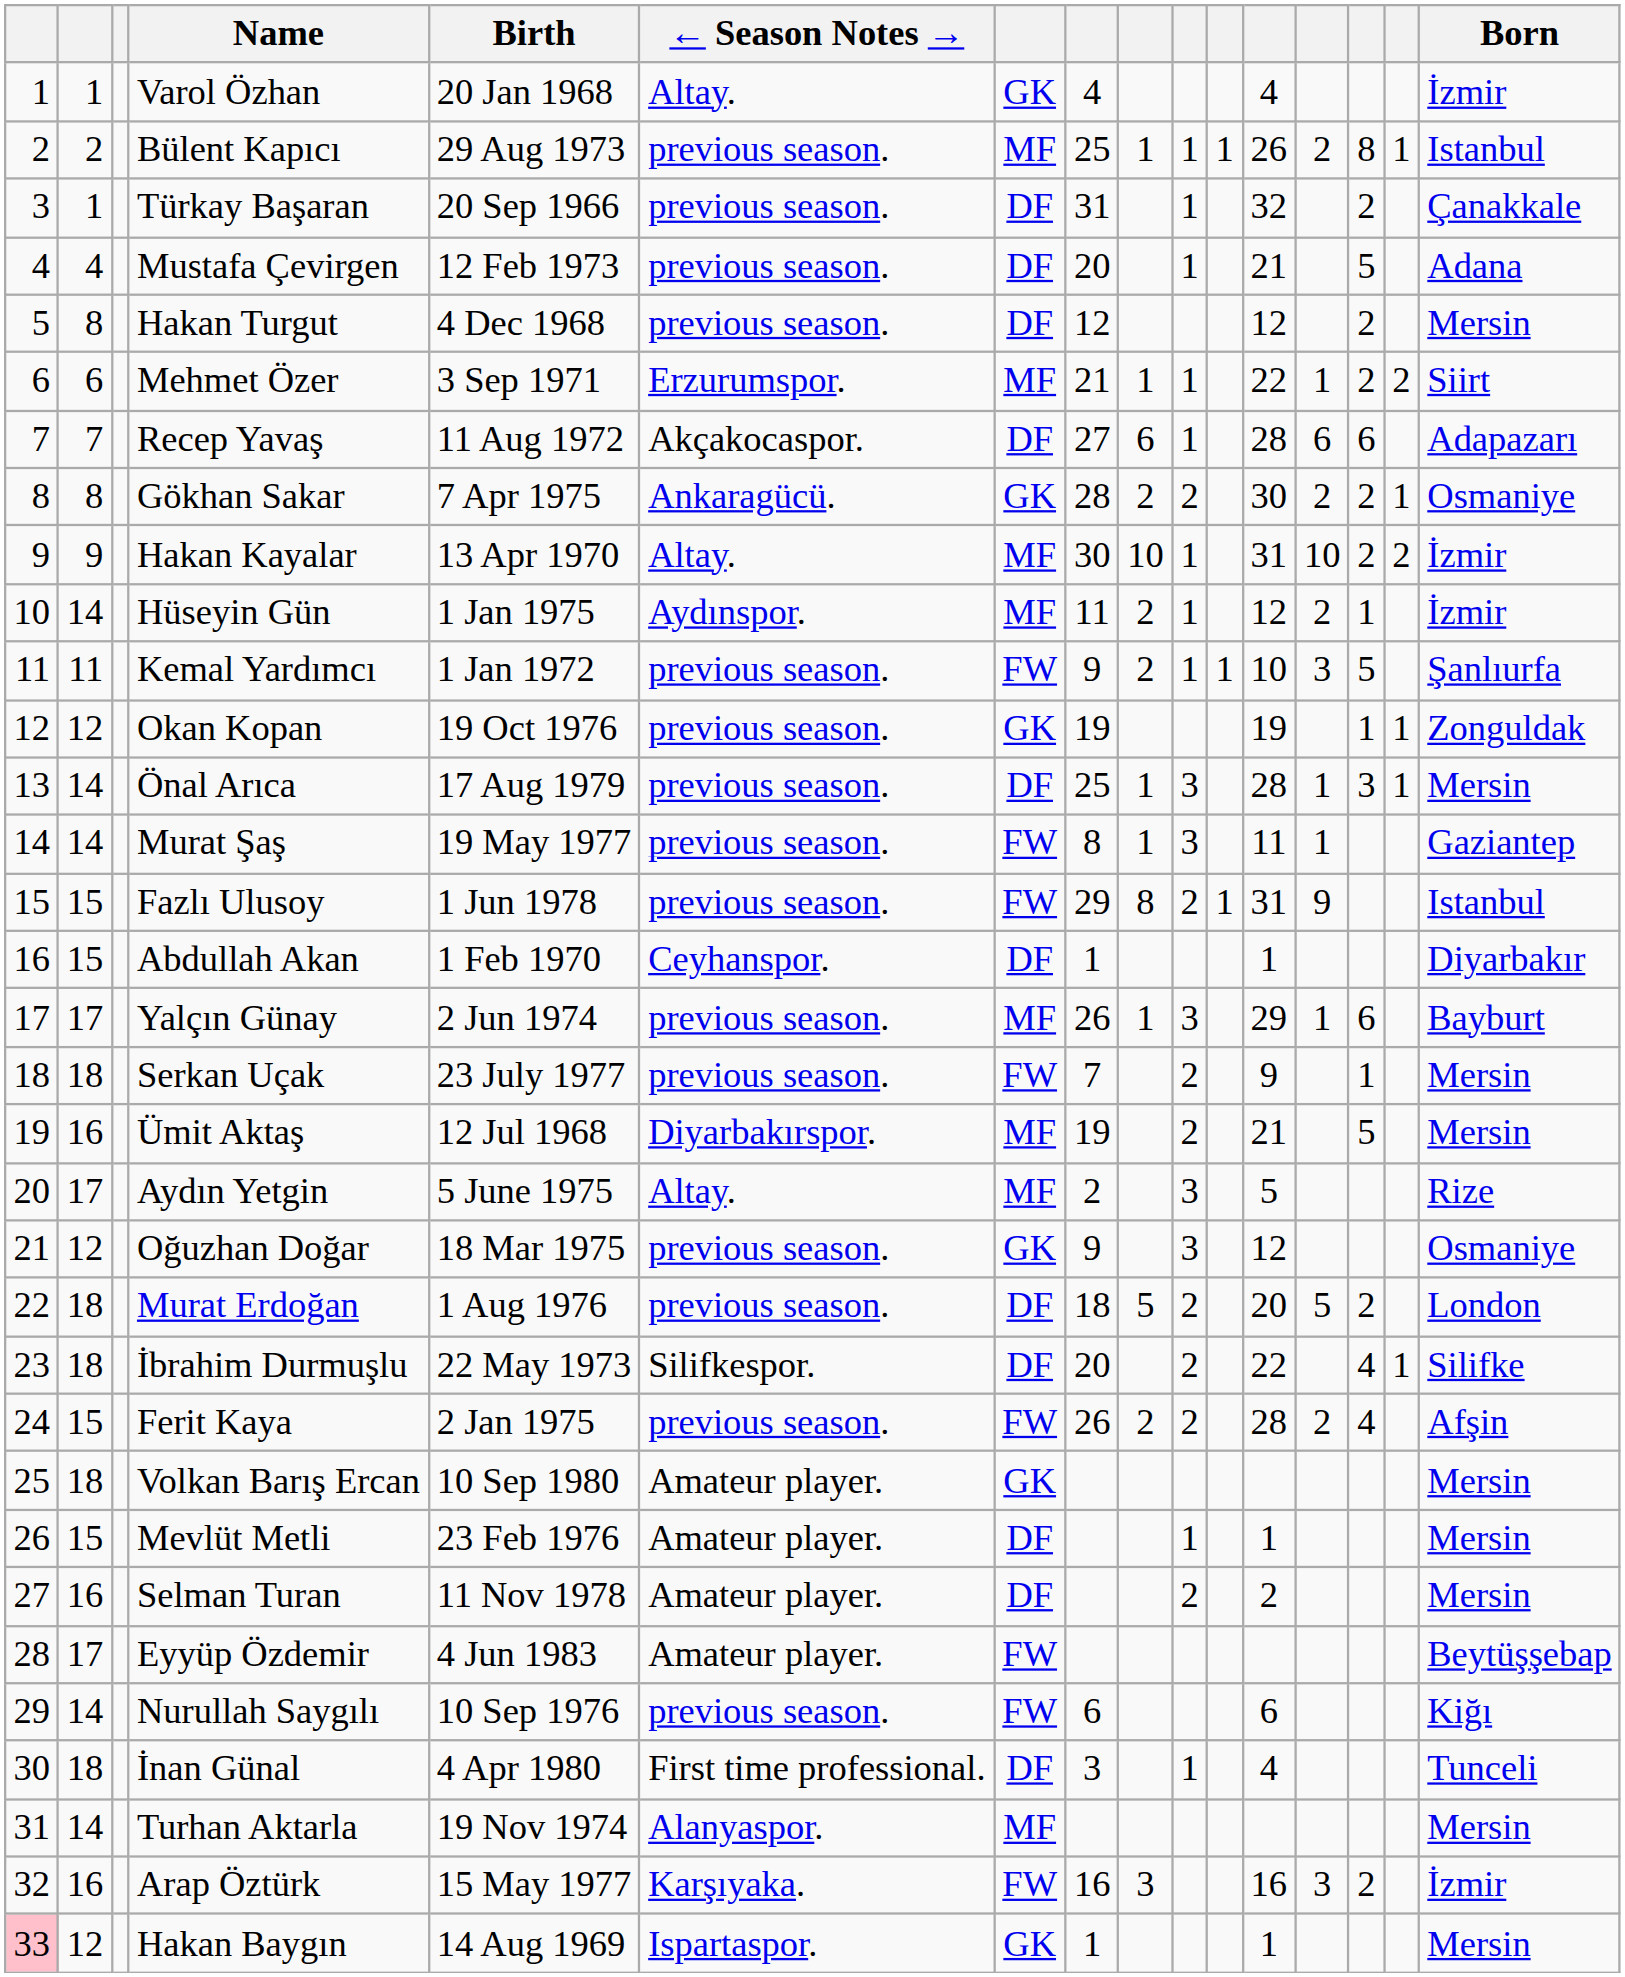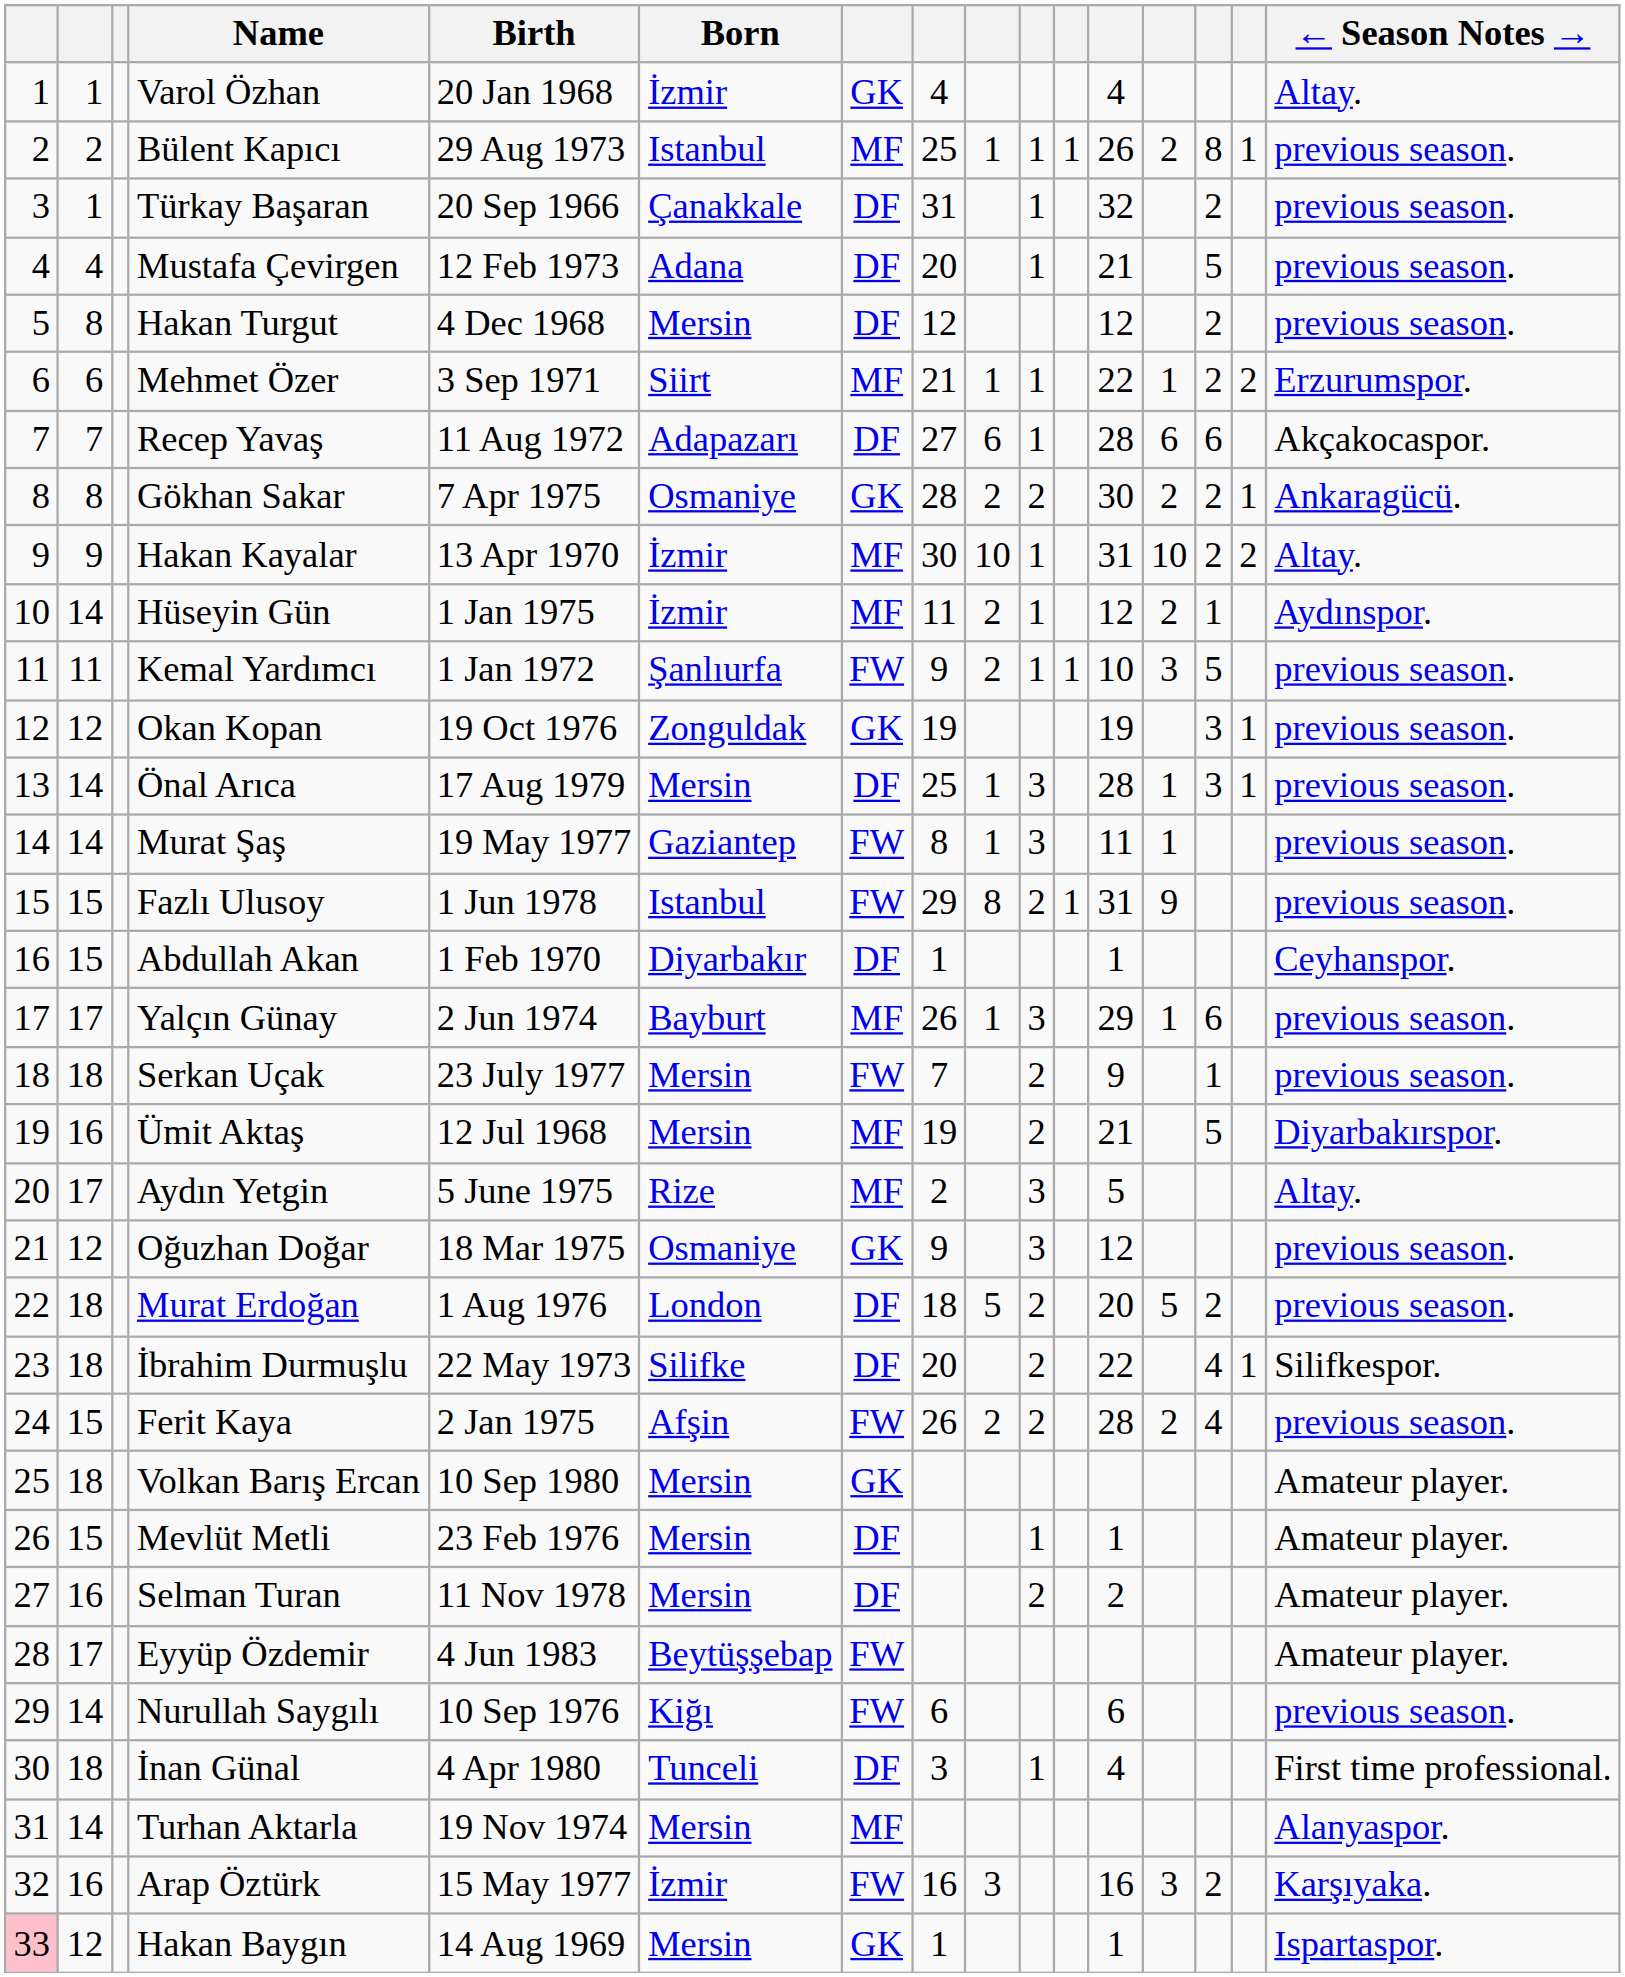columns swapped: (1519, 33) <-> (817, 33)
(1366, 727) 1 -> (1213, 727) 3
